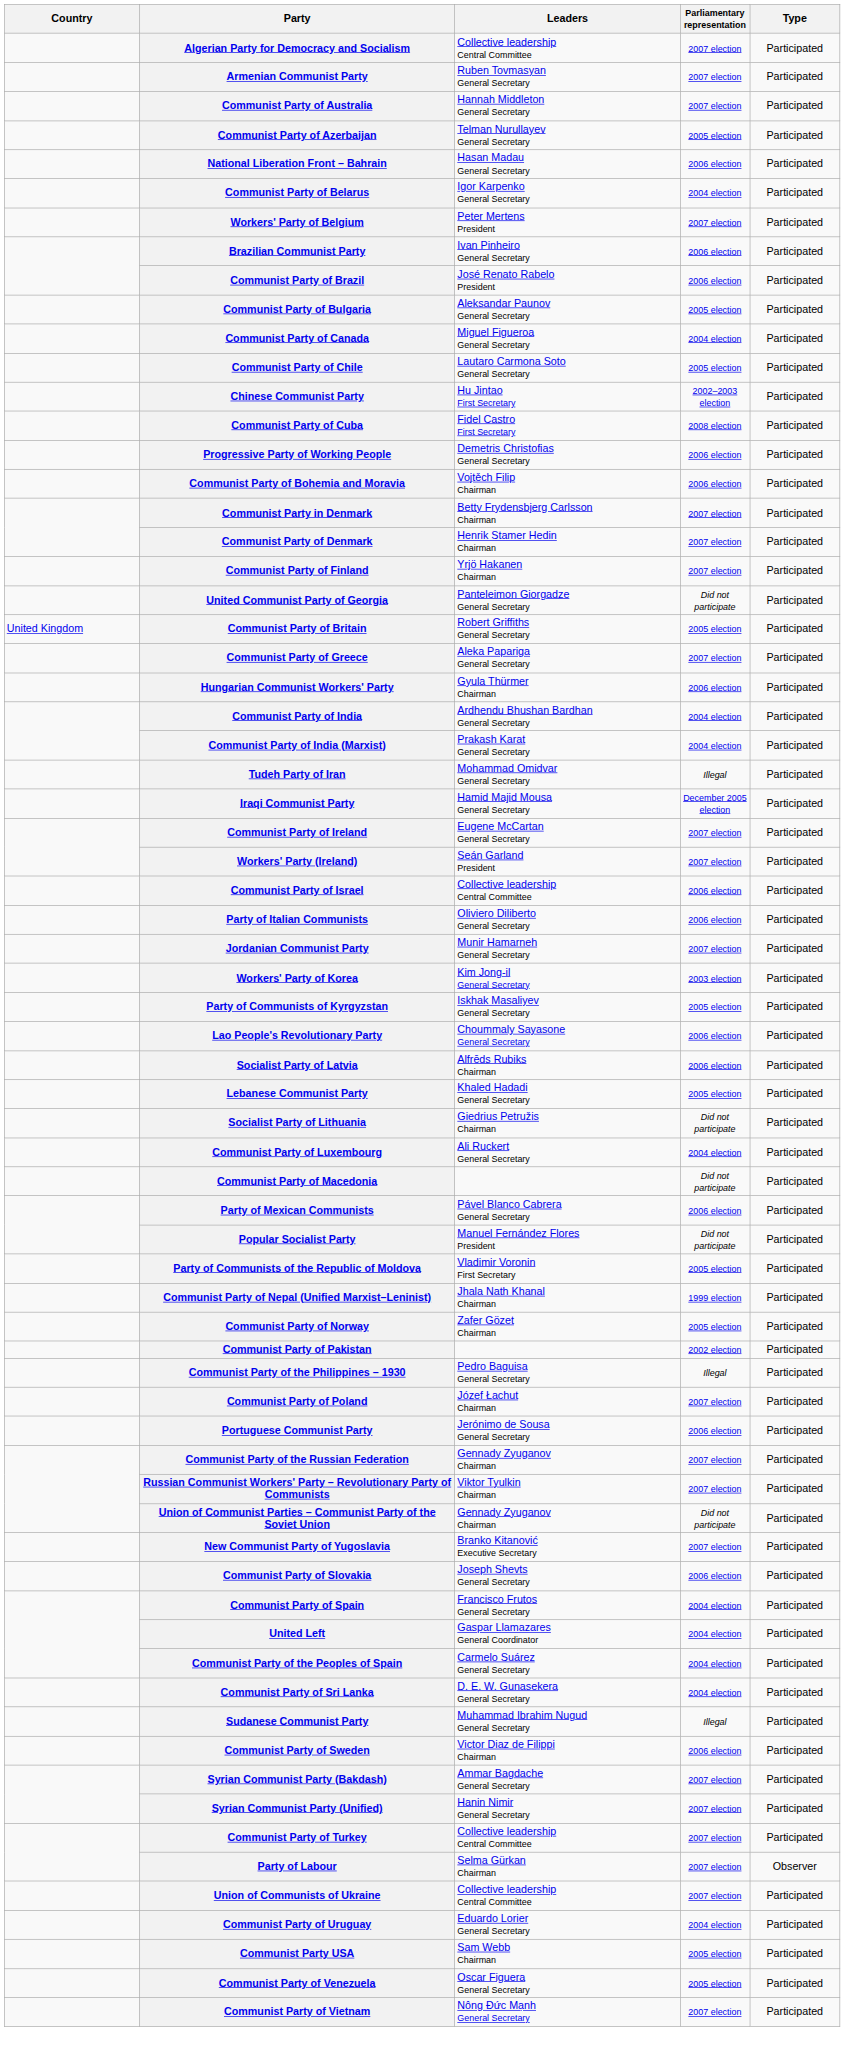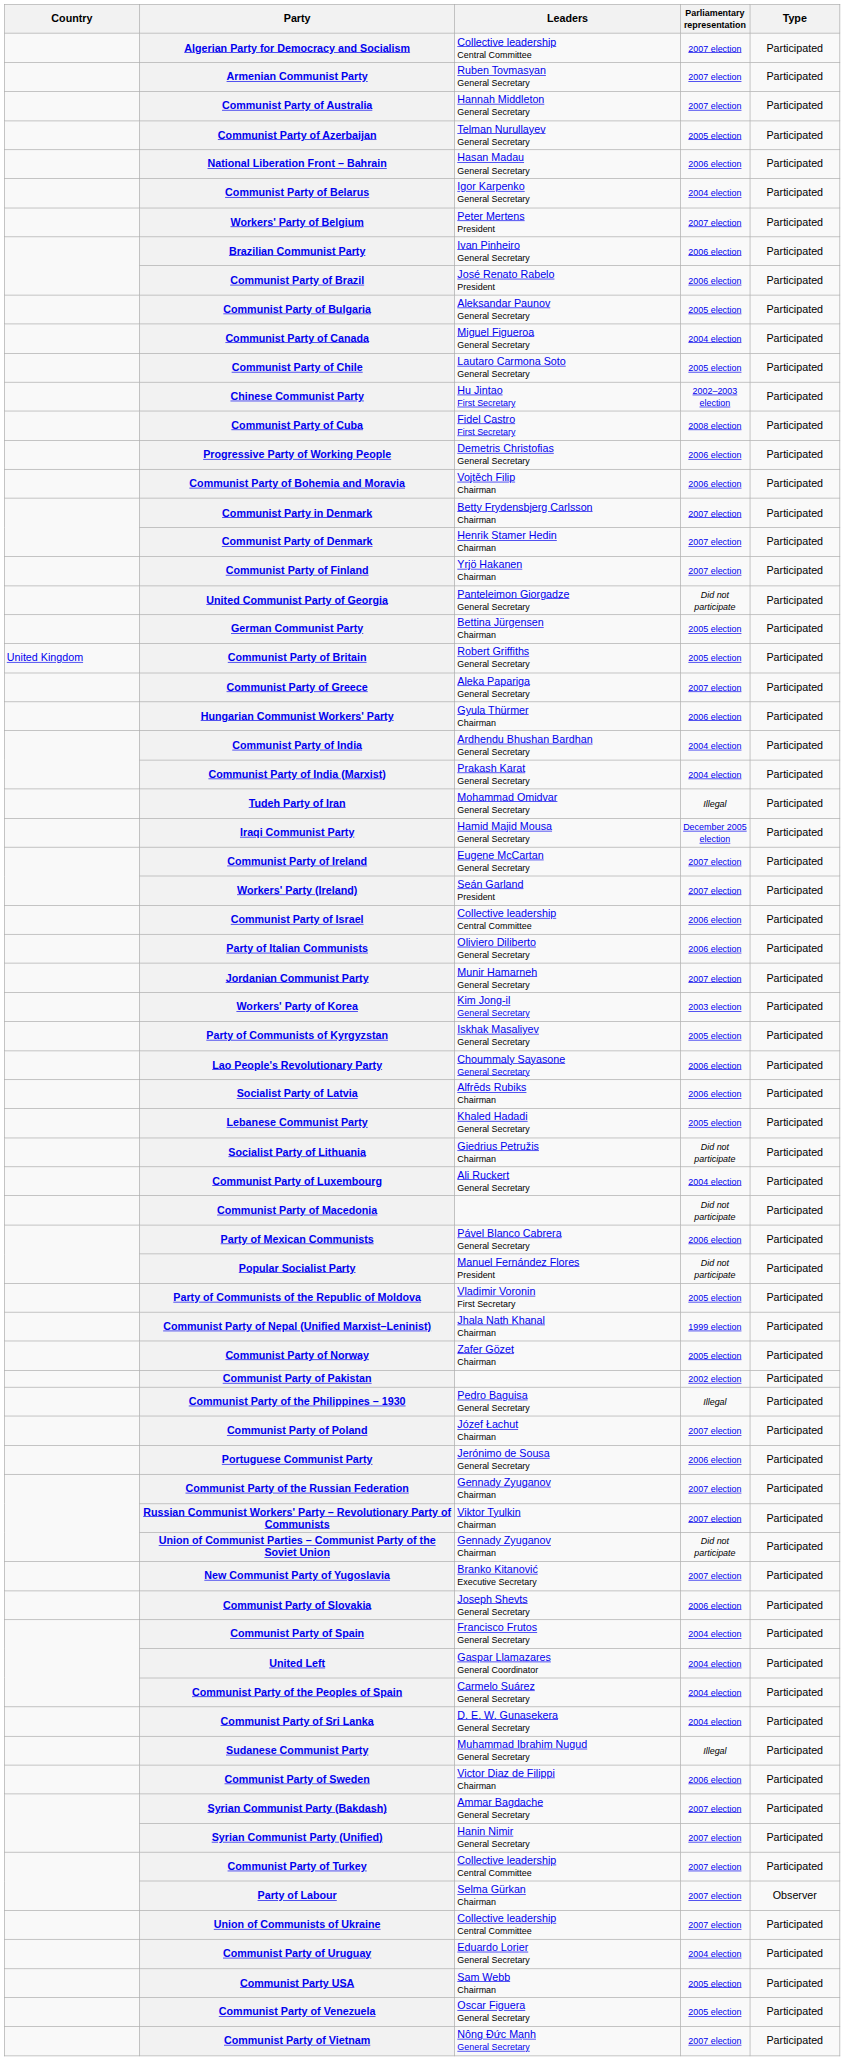+ row: (297, 629)
